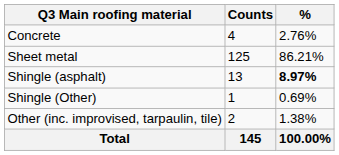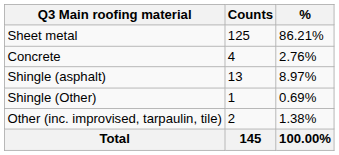rows swapped: (34, 35) <-> (42, 56)
(298, 77) bold -> (298, 77) normal
